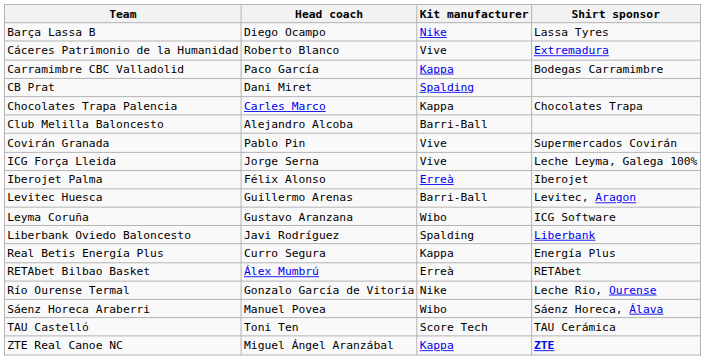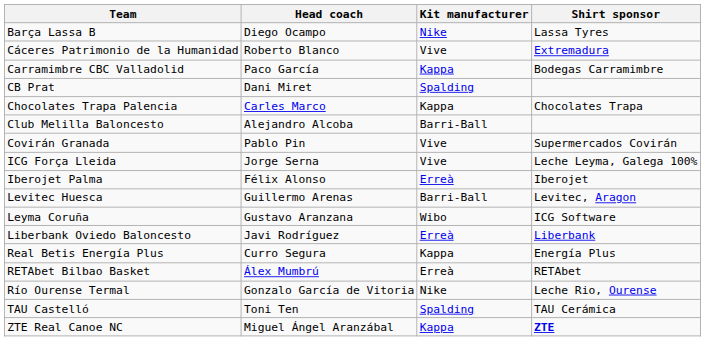(447, 235) Spalding -> (437, 235) Erreà
- row: (79, 309)
(454, 327) Score Tech -> (447, 309) Spalding
